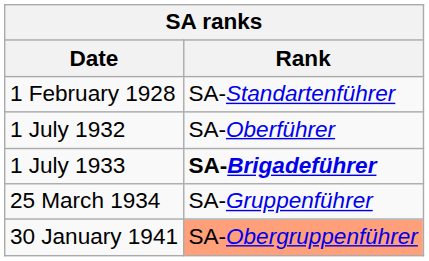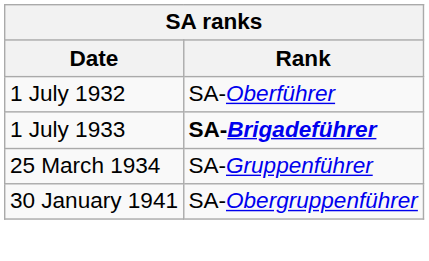- row: (93, 93)
(303, 237) lightsalmon background -> (303, 201) no background
